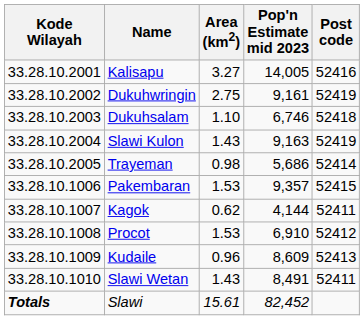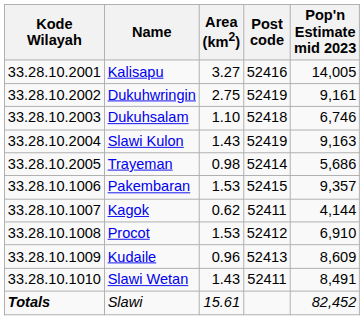columns swapped: (278, 32) <-> (336, 32)
